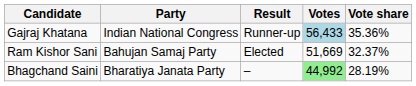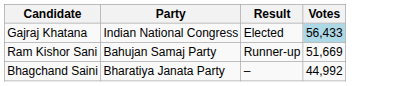- column: (378, 14)
(272, 33) Runner-up -> (264, 33) Elected
(264, 52) Elected -> (272, 52) Runner-up
(324, 71) lightgreen background -> (324, 71) no background
